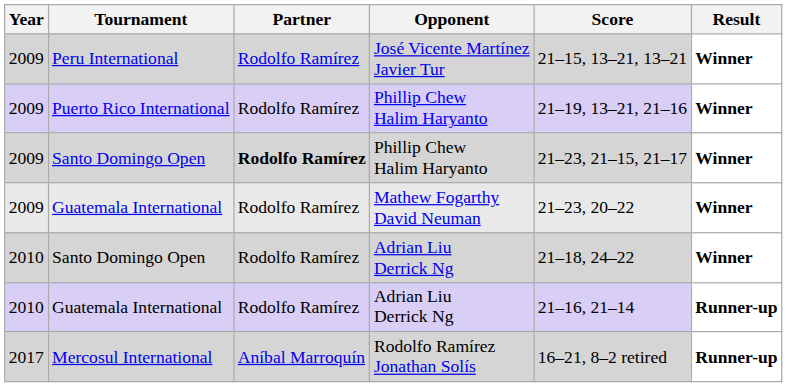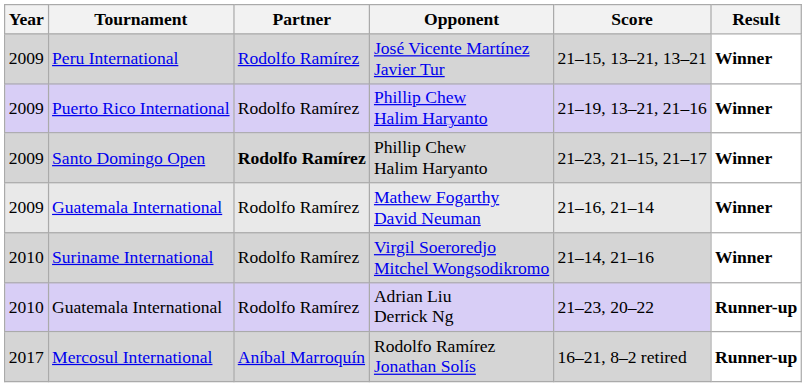(586, 207) 21–23, 20–22 -> (606, 207) 21–16, 21–14
+ row: (133, 257)
- row: (129, 257)
(586, 307) 21–16, 21–14 -> (606, 307) 21–23, 20–22
